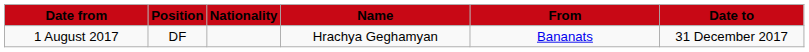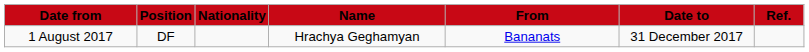+ column: (779, 15)
